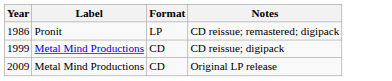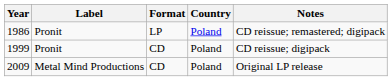+ column: (211, 13)
(89, 48) Metal Mind Productions -> (48, 48) Pronit
